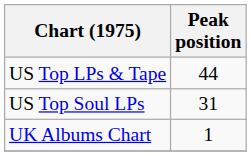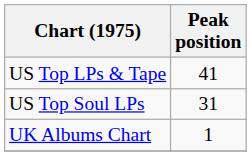(208, 72) 44 -> (208, 72) 41
